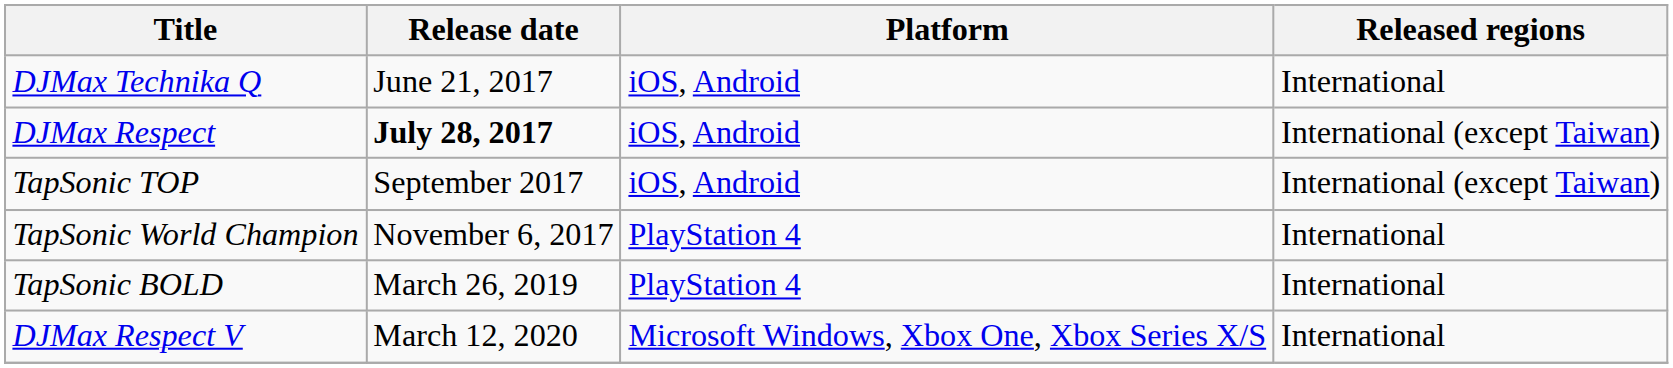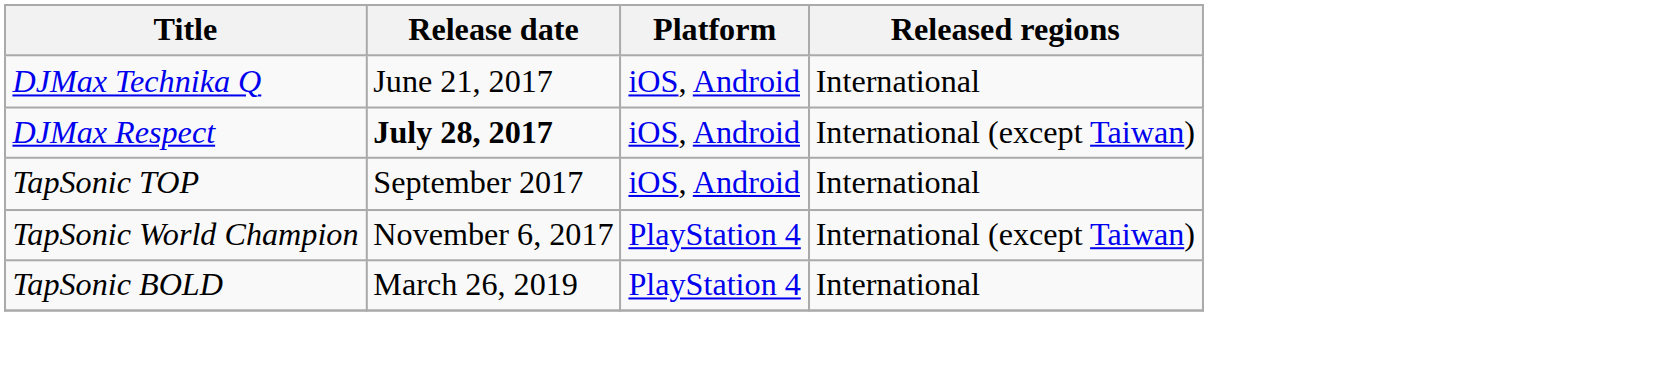(1471, 183) International (except Taiwan) -> (898, 183) International
(1363, 234) International -> (1005, 234) International (except Taiwan)
- row: (128, 336)
